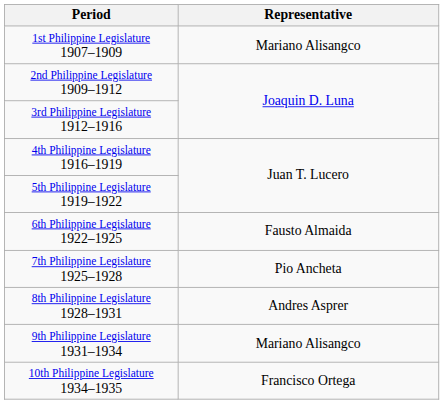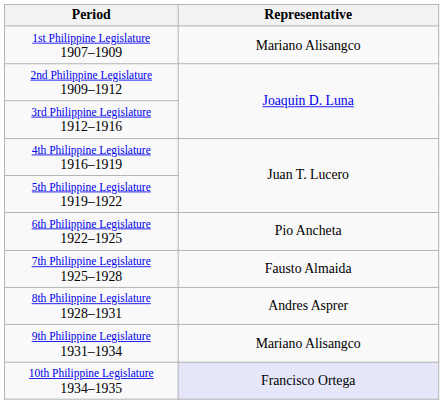(308, 231) Fausto Almaida -> (308, 231) Pio Ancheta
(308, 268) Pio Ancheta -> (308, 268) Fausto Almaida
(308, 380) no background -> (308, 380) lavender background
